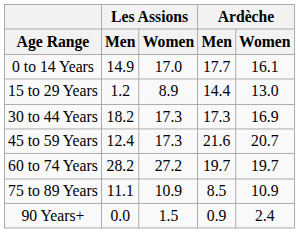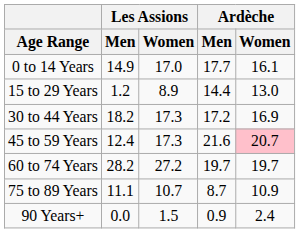(217, 116) 17.3 -> (217, 116) 17.2
(265, 141) no background -> (265, 141) pink background
(168, 191) 10.9 -> (168, 191) 10.7
(217, 191) 8.5 -> (217, 191) 8.7
